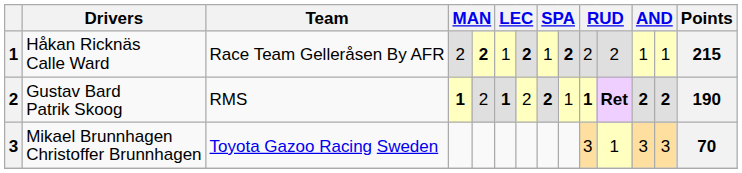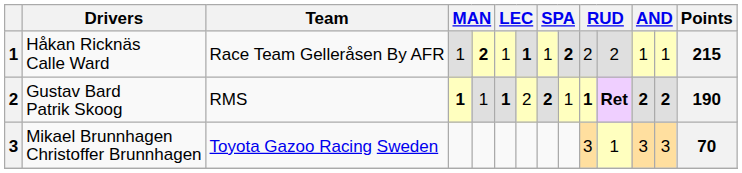(460, 54) 2 -> (460, 54) 1
(527, 54) 2 -> (527, 54) 1
(484, 99) 2 -> (484, 99) 1
